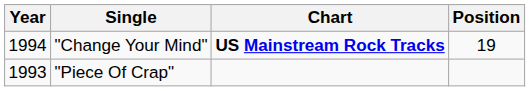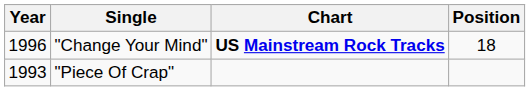(28, 45) 1994 -> (28, 45) 1996
(486, 45) 19 -> (486, 45) 18
